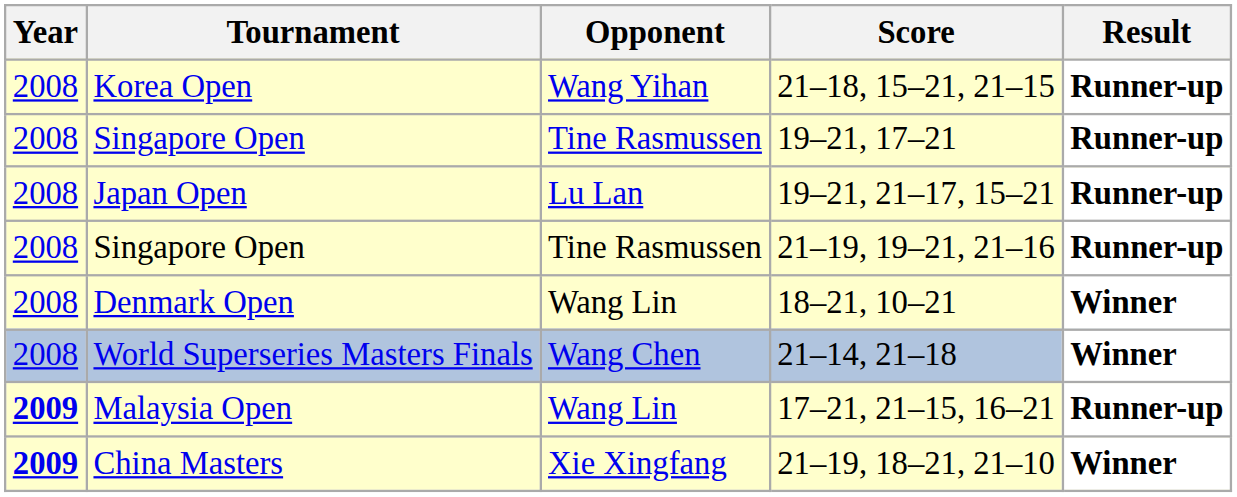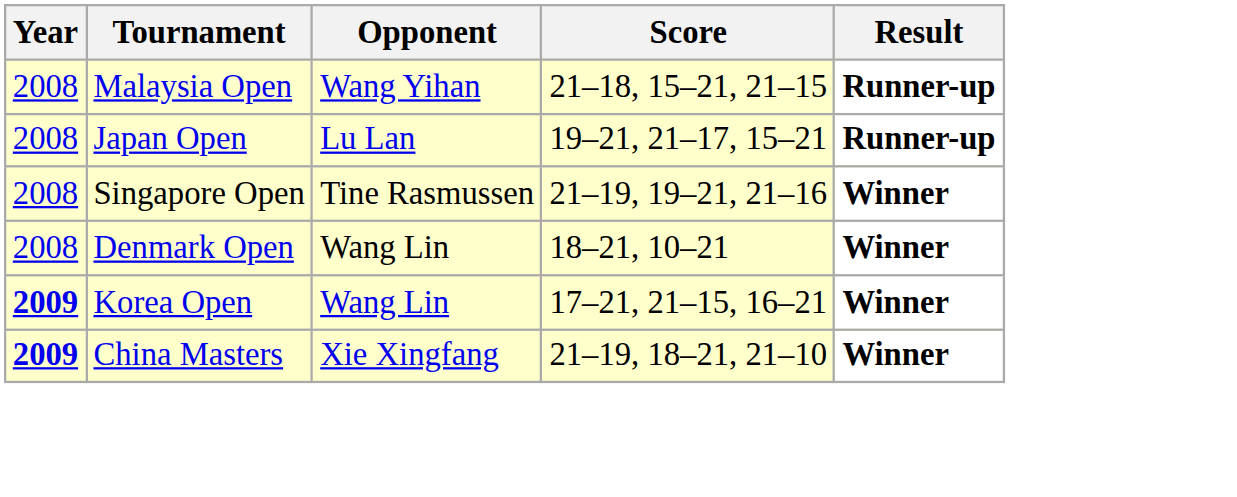(173, 85) Korea Open -> (193, 85) Malaysia Open
- row: (867, 139)
(1147, 247) Runner-up -> (896, 193) Winner
- row: (867, 355)
(193, 409) Malaysia Open -> (173, 301) Korea Open
(1147, 409) Runner-up -> (896, 301) Winner
